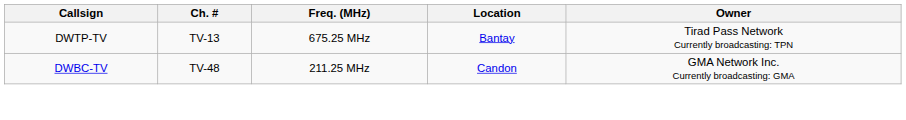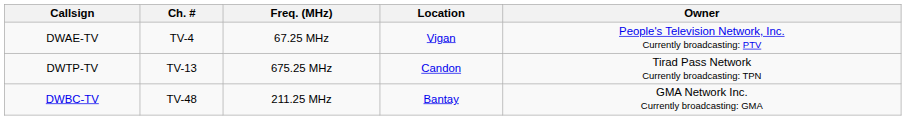+ row: (72, 37)
(497, 37) Bantay -> (441, 68) Candon
(497, 68) Candon -> (441, 99) Bantay
